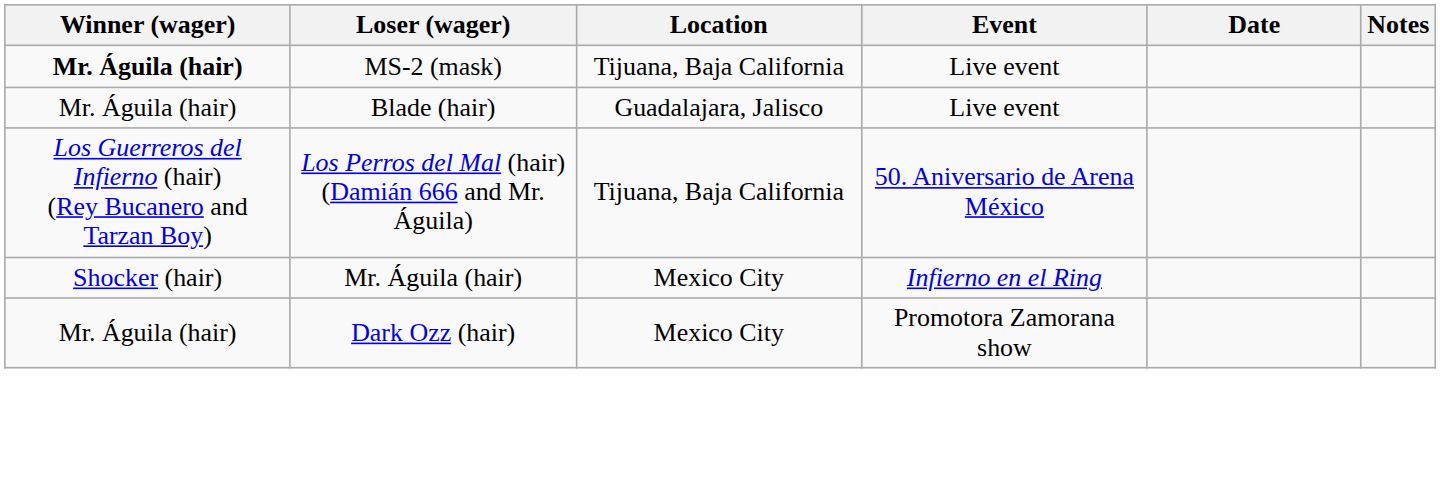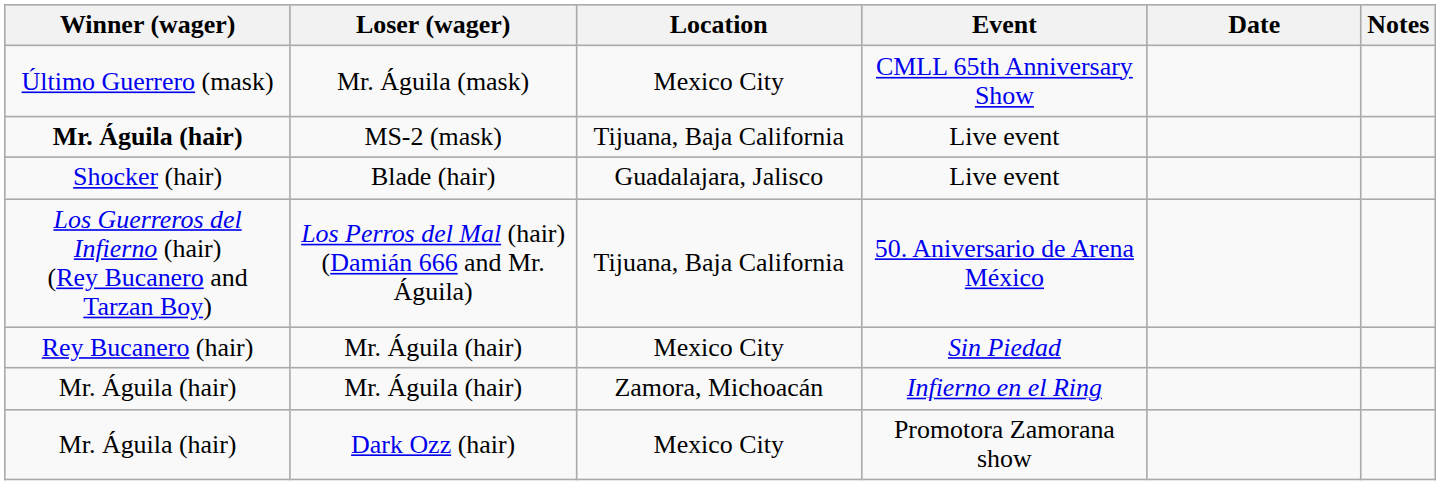+ row: (433, 80)
(148, 107) Mr. Águila (hair) -> (148, 177) Shocker (hair)
+ row: (433, 347)
(148, 276) Shocker (hair) -> (148, 388) Mr. Águila (hair)
(719, 276) Mexico City -> (719, 388) Zamora, Michoacán
